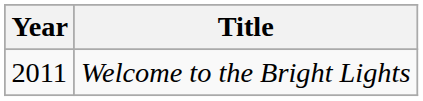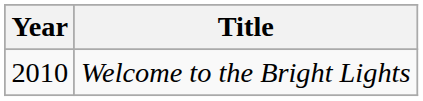(39, 71) 2011 -> (40, 71) 2010
